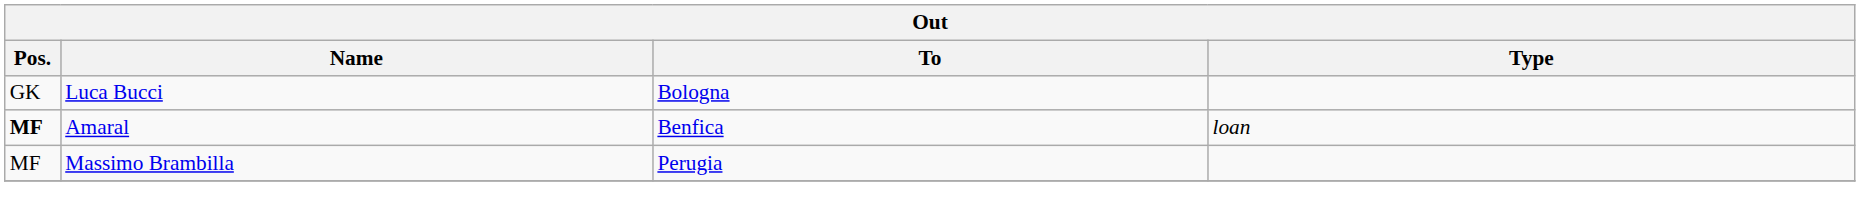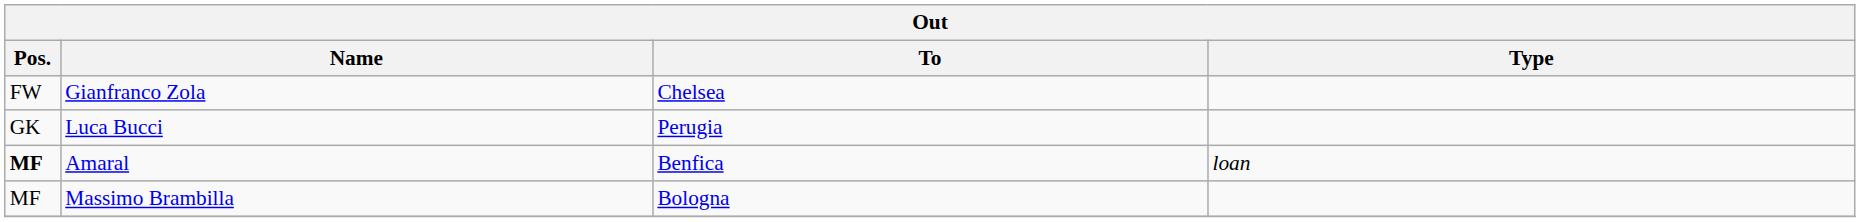+ row: (135, 92)
(693, 92) Bologna -> (690, 127) Perugia
(690, 163) Perugia -> (693, 198) Bologna
